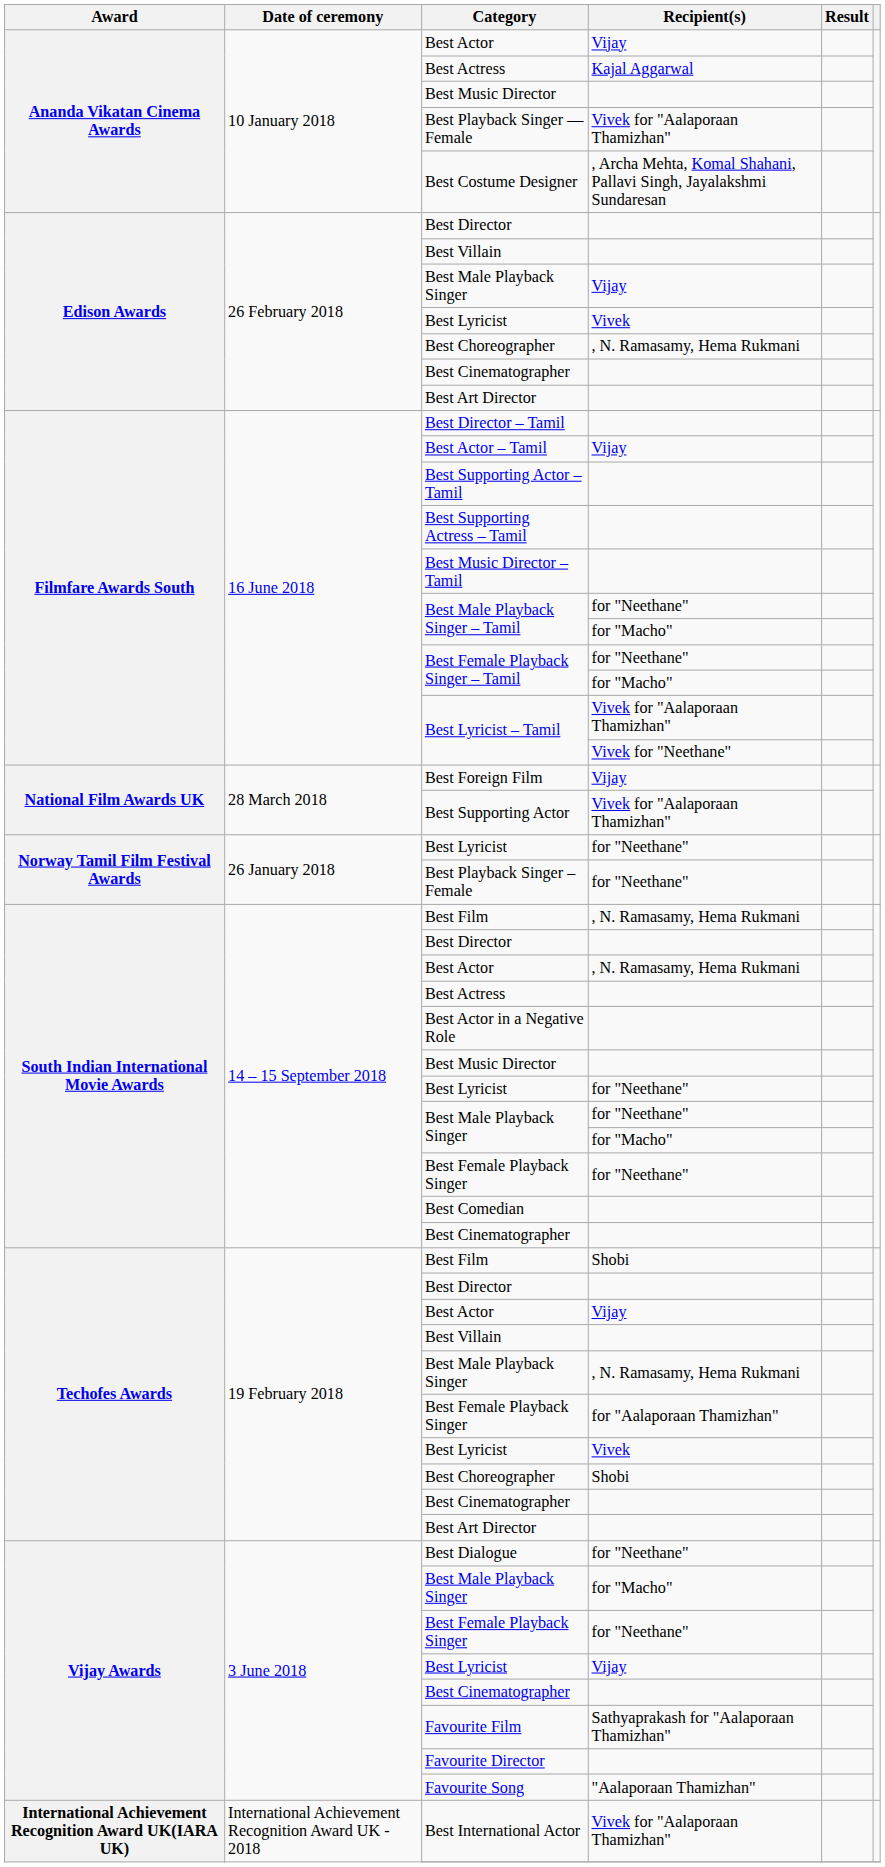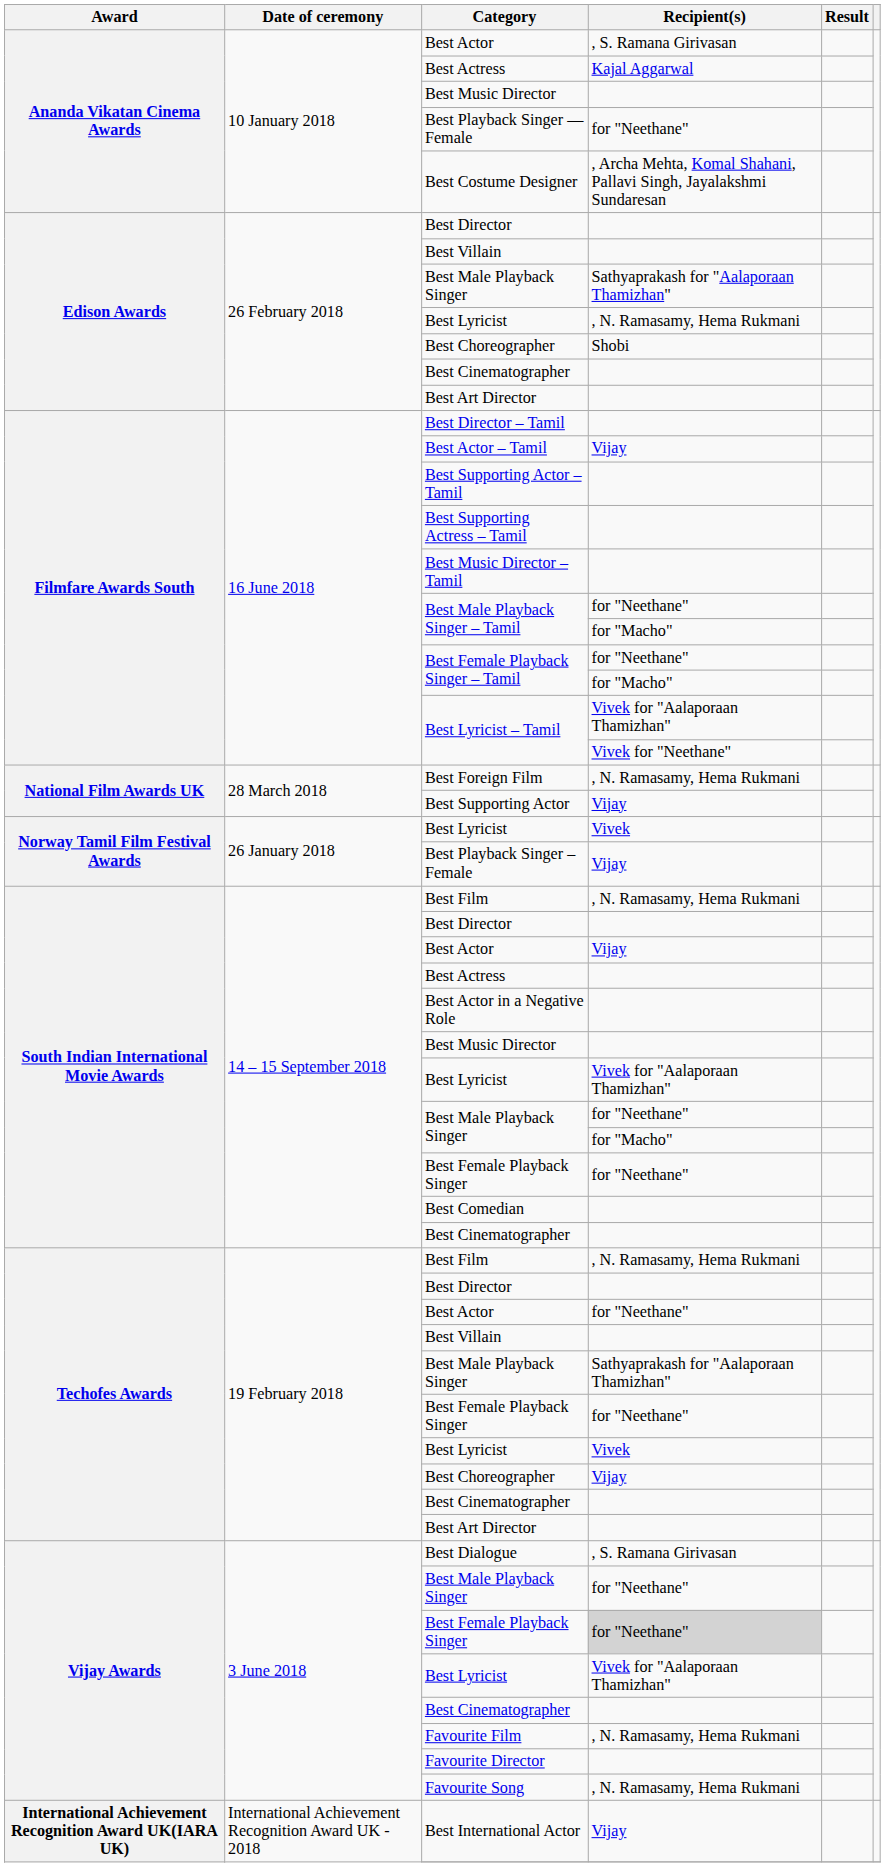(609, 42) Vijay -> (664, 42) , S. Ramana Girivasan
(665, 128) Vivek for "Aalaporaan Thamizhan" -> (640, 128) for "Neethane"
(609, 285) Vijay -> (693, 285) Sathyaprakash for "Aalaporaan Thamizhan"
(611, 320) Vivek -> (696, 320) , N. Ramasamy, Hema Rukmani
(696, 346) , N. Ramasamy, Hema Rukmani -> (610, 346) Shobi
(609, 777) Vijay -> (696, 777) , N. Ramasamy, Hema Rukmani
(665, 812) Vivek for "Aalaporaan Thamizhan" -> (609, 803) Vijay
(640, 847) for "Neethane" -> (611, 829) Vivek
(640, 882) for "Neethane" -> (609, 863) Vijay
(696, 967) , N. Ramasamy, Hema Rukmani -> (609, 949) Vijay
(640, 1088) for "Neethane" -> (665, 1079) Vivek for "Aalaporaan Thamizhan"
(610, 1260) Shobi -> (696, 1260) , N. Ramasamy, Hema Rukmani
(609, 1311) Vijay -> (640, 1311) for "Neethane"
(696, 1372) , N. Ramasamy, Hema Rukmani -> (693, 1372) Sathyaprakash for "Aalaporaan Thamizhan"
(685, 1416) for "Aalaporaan Thamizhan" -> (640, 1416) for "Neethane"
(610, 1476) Shobi -> (609, 1476) Vijay
(640, 1553) for "Neethane" -> (664, 1553) , S. Ramana Girivasan
(632, 1587) for "Macho" -> (640, 1587) for "Neethane"
(640, 1631) no background -> (640, 1631) lightgrey background
(609, 1666) Vijay -> (665, 1675) Vivek for "Aalaporaan Thamizhan"
(693, 1726) Sathyaprakash for "Aalaporaan Thamizhan" -> (696, 1735) , N. Ramasamy, Hema Rukmani
(674, 1787) "Aalaporaan Thamizhan" -> (696, 1787) , N. Ramasamy, Hema Rukmani
(665, 1831) Vivek for "Aalaporaan Thamizhan" -> (609, 1831) Vijay
